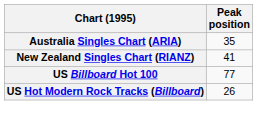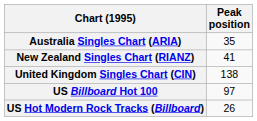+ row: (105, 74)
(229, 74) 77 -> (229, 91) 97
